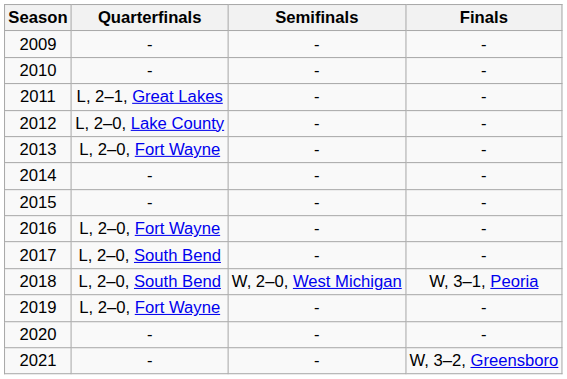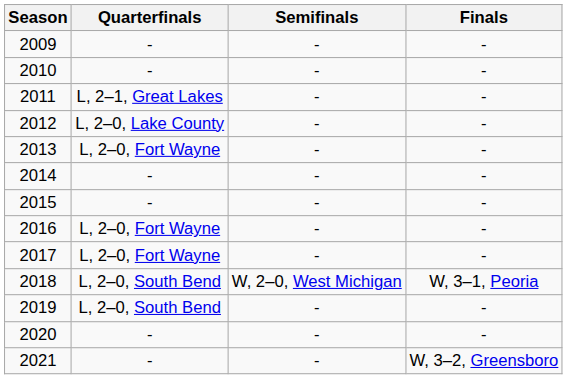(150, 255) L, 2–0, South Bend -> (150, 255) L, 2–0, Fort Wayne
(150, 307) L, 2–0, Fort Wayne -> (150, 307) L, 2–0, South Bend
